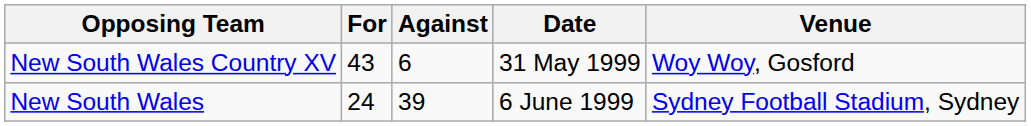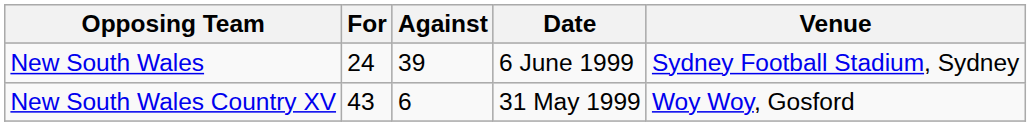rows swapped: (173, 62) <-> (107, 101)
